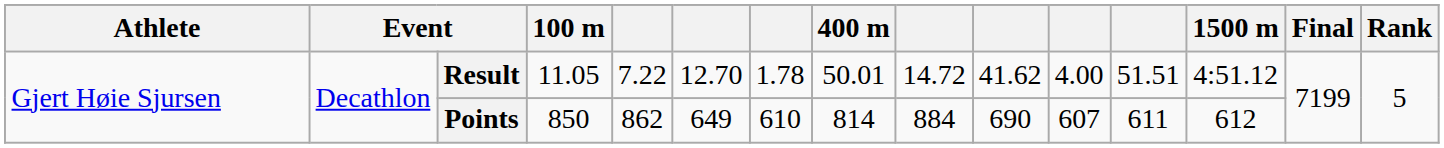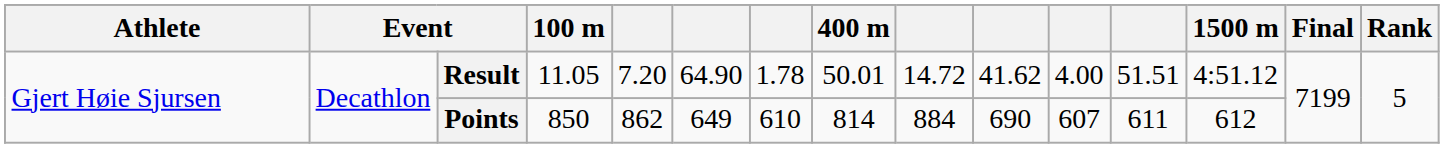(642, 74) 7.22 -> (642, 74) 7.20
(711, 74) 12.70 -> (711, 74) 64.90
